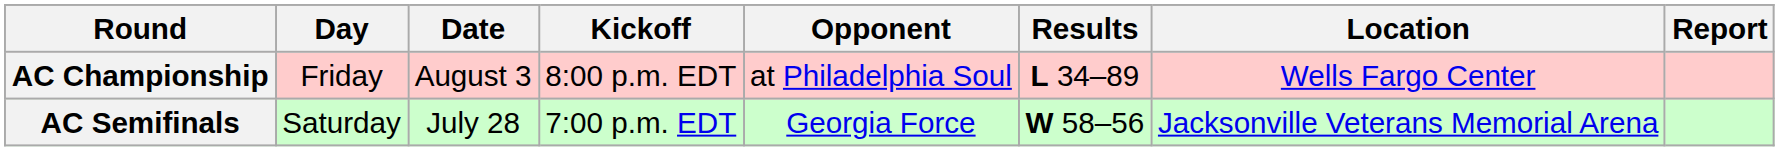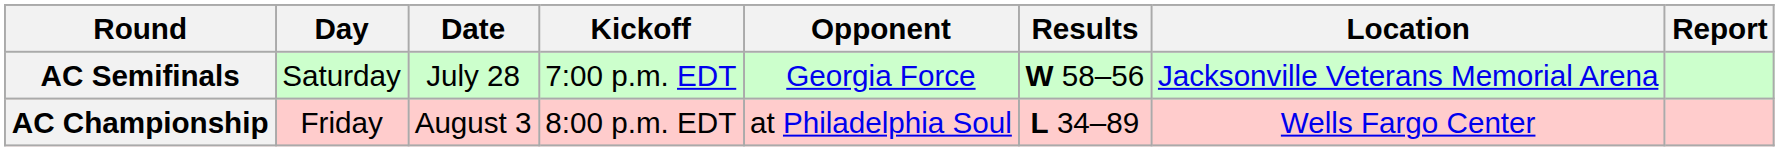rows swapped: (140, 122) <-> (140, 76)
